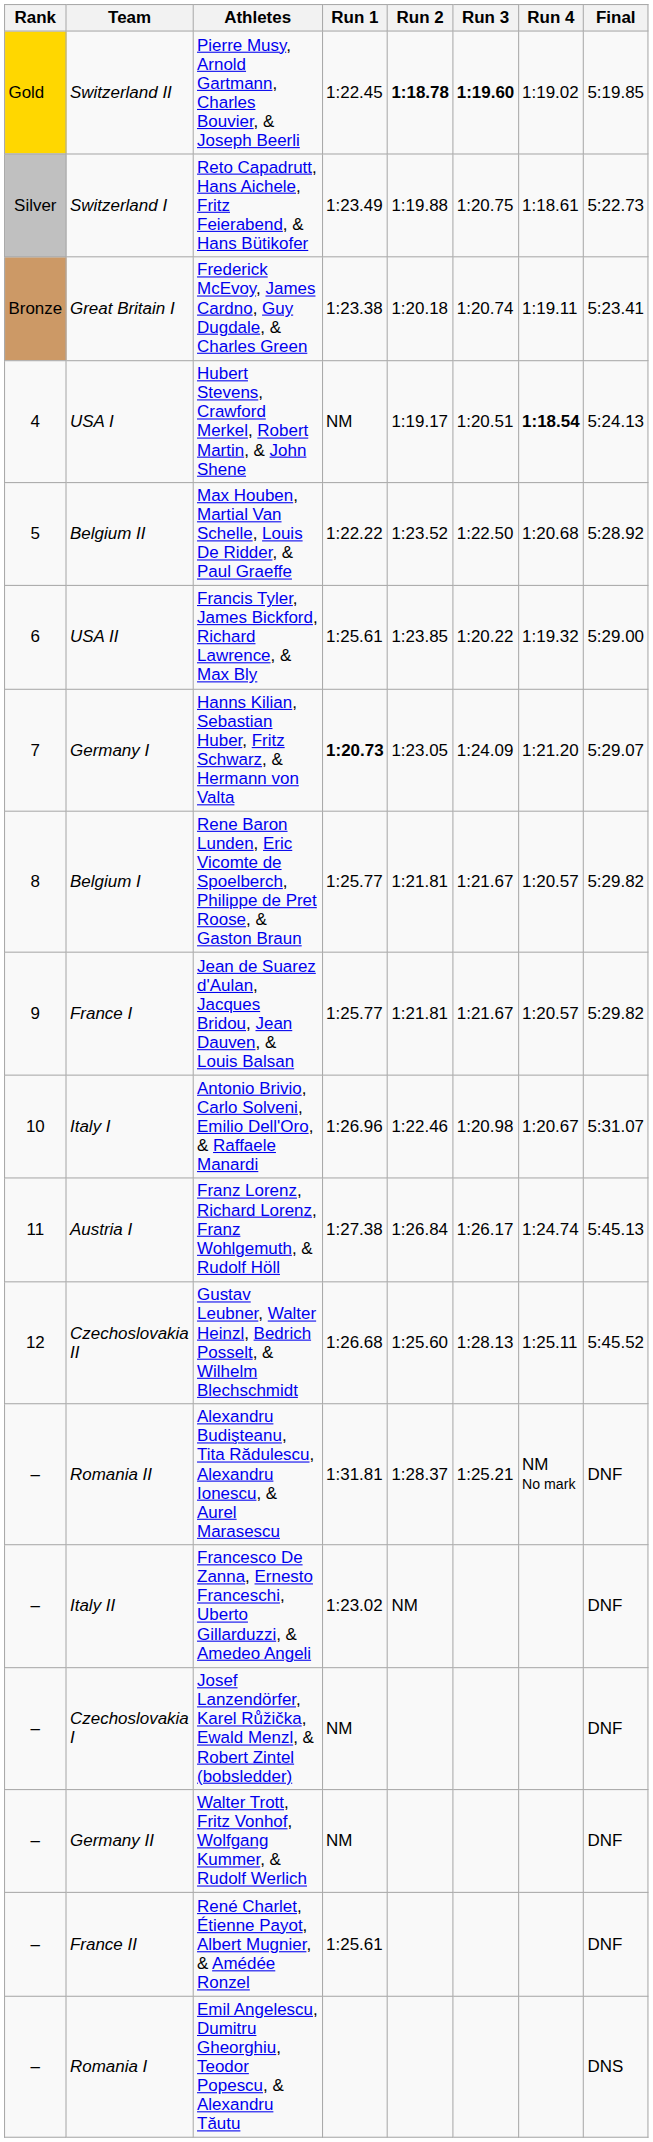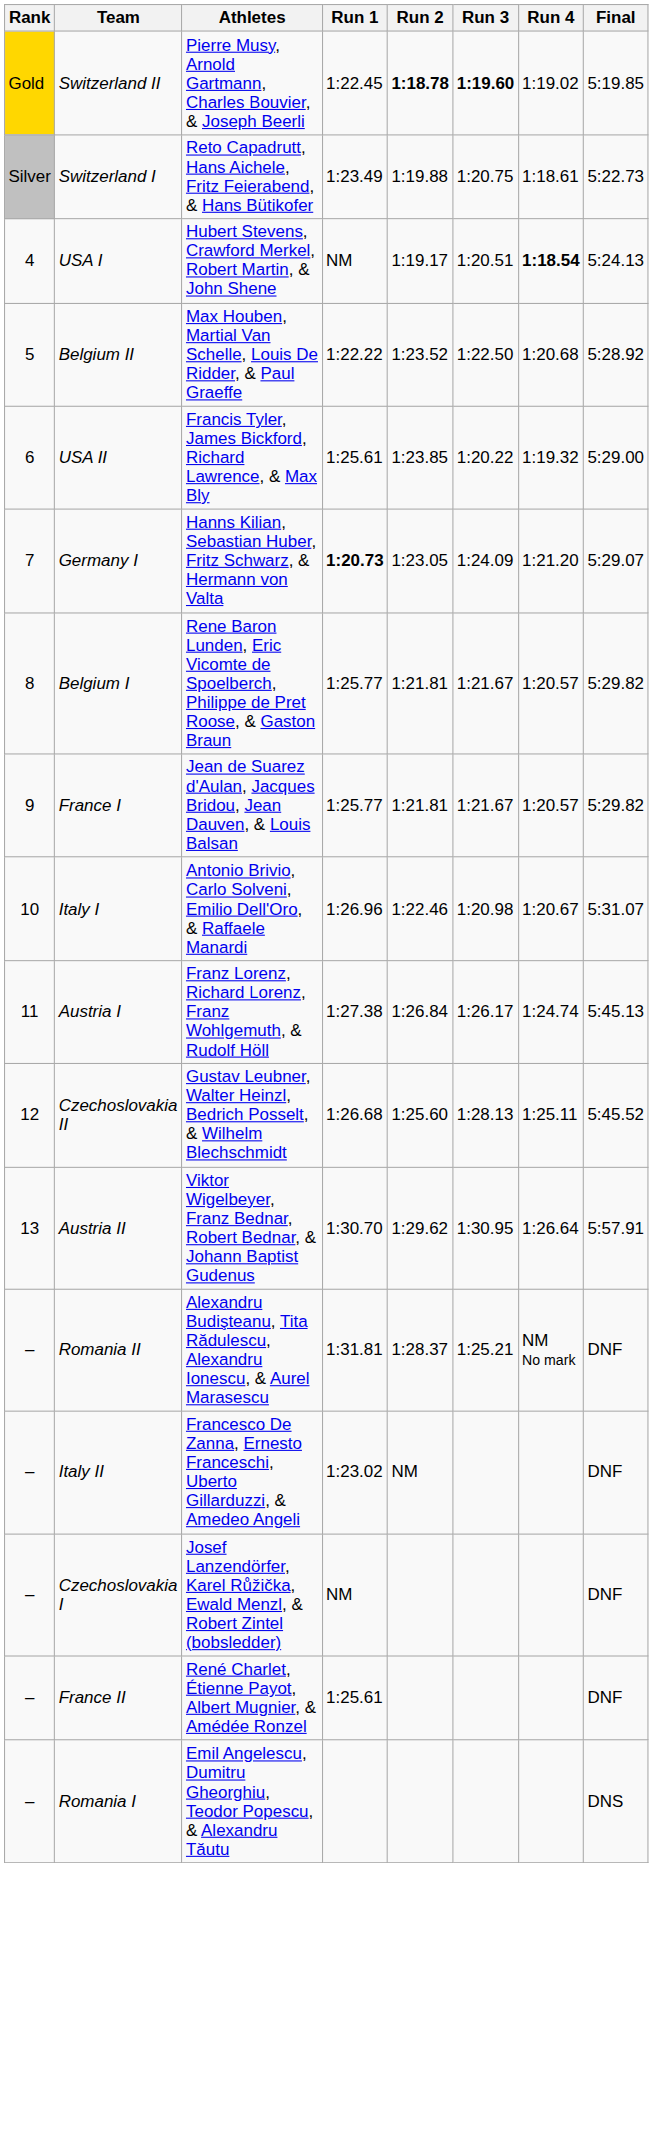- row: (122, 308)
+ row: (92, 1227)
- row: (112, 1841)
